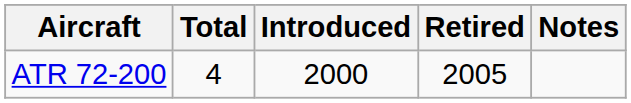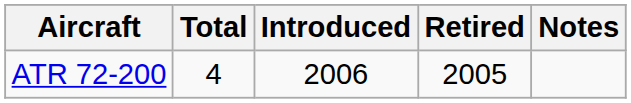(336, 73) 2000 -> (336, 73) 2006
